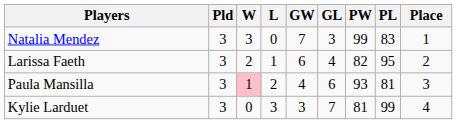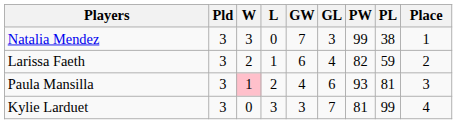(388, 38) 83 -> (388, 38) 38
(388, 61) 95 -> (388, 61) 59
